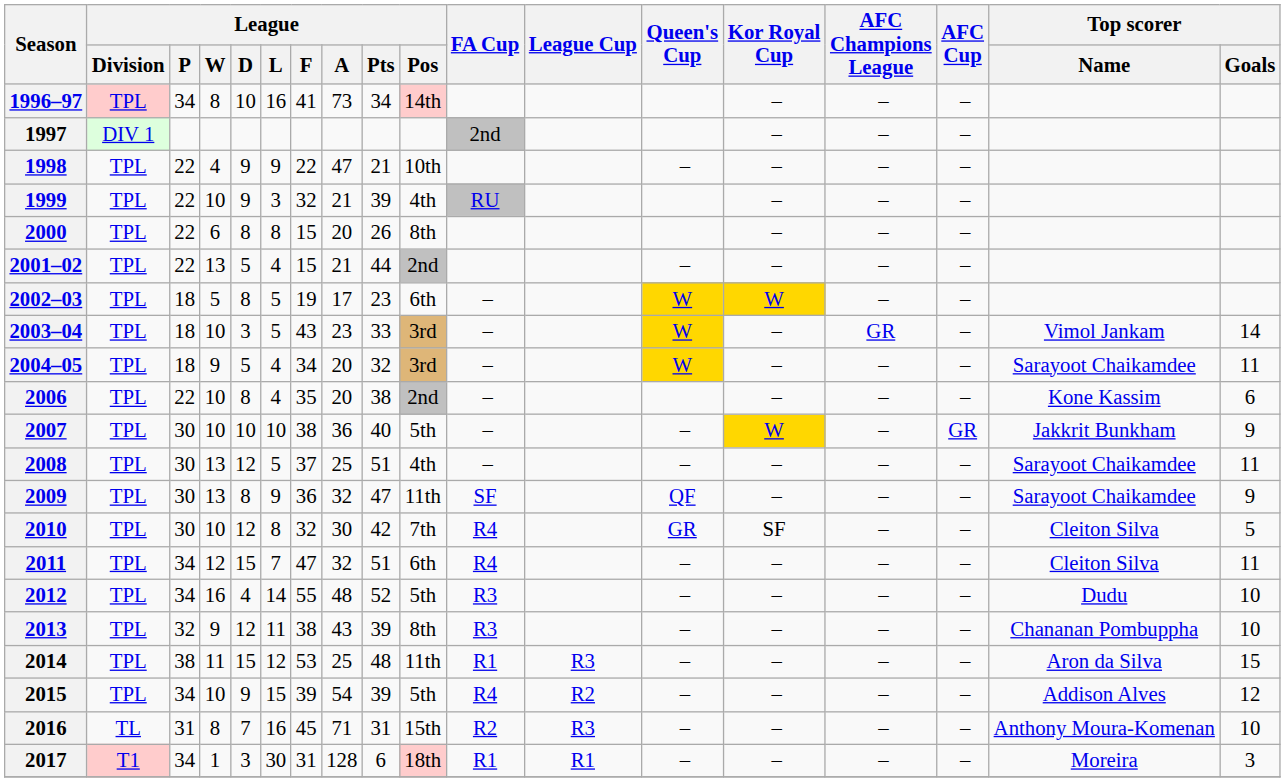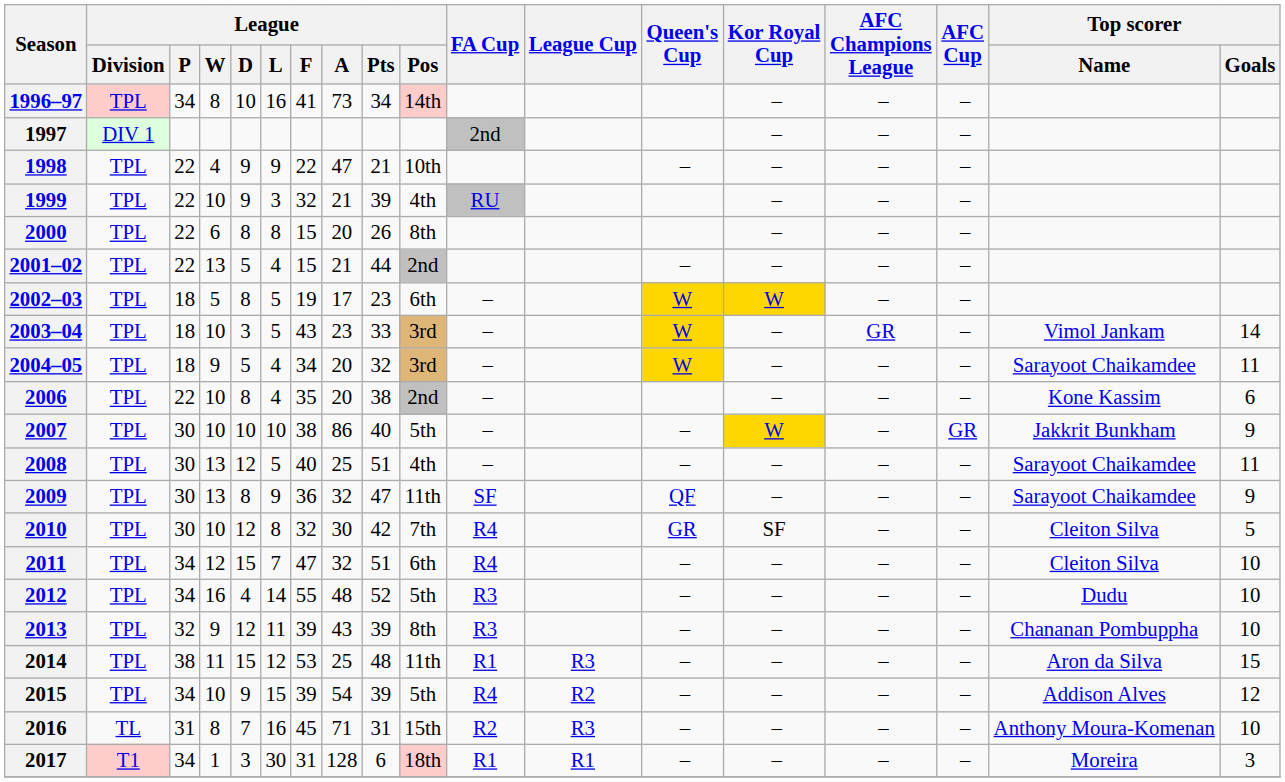(342, 430) 36 -> (342, 430) 86
(306, 463) 37 -> (306, 463) 40
(1250, 562) 11 -> (1250, 562) 10
(306, 628) 38 -> (306, 628) 39
